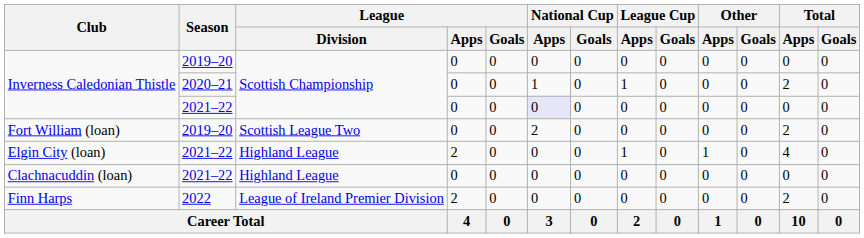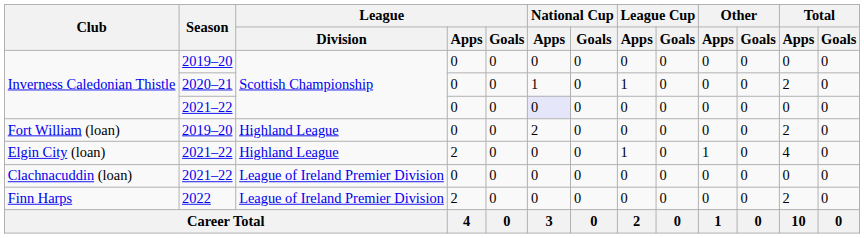(300, 130) Scottish League Two -> (289, 130) Highland League
(289, 175) Highland League -> (342, 175) League of Ireland Premier Division
